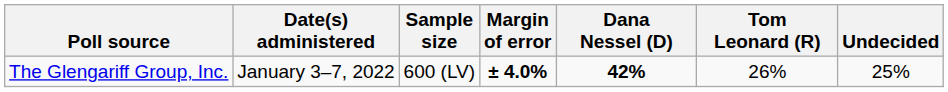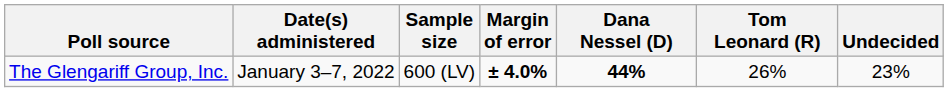(626, 71) 42% -> (626, 71) 44%
(891, 71) 25% -> (891, 71) 23%
